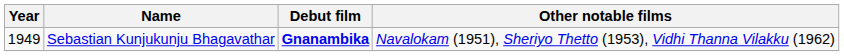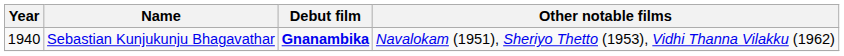(24, 39) 1949 -> (24, 39) 1940
